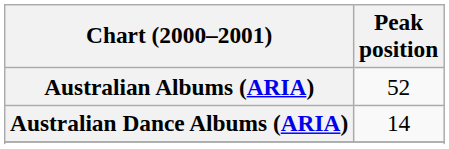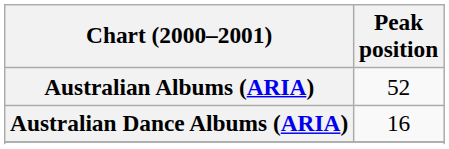(399, 123) 14 -> (399, 123) 16
